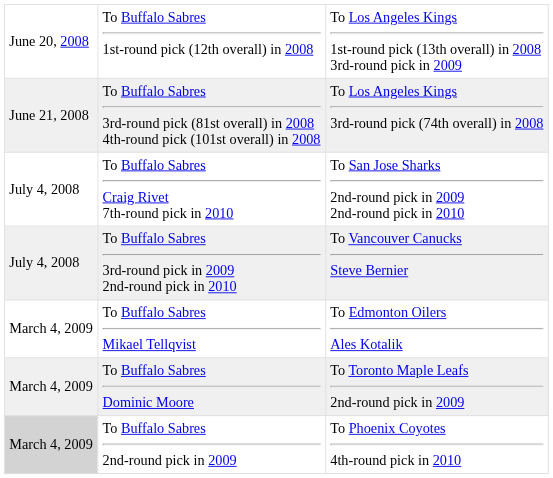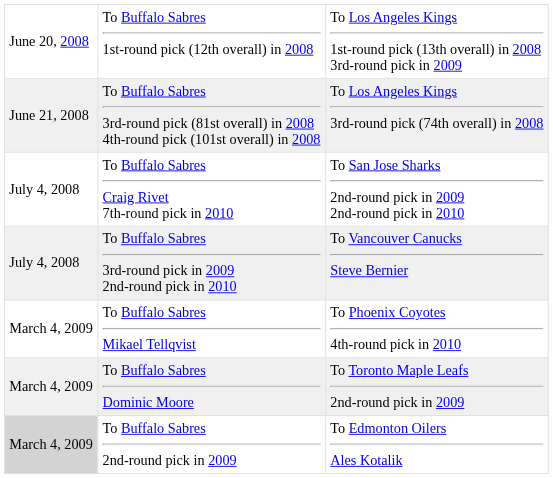(437, 328) To Edmonton Oilers Ales Kotalik -> (437, 328) To Phoenix Coyotes 4th-round pick in 2010
(437, 444) To Phoenix Coyotes 4th-round pick in 2010 -> (437, 444) To Edmonton Oilers Ales Kotalik
